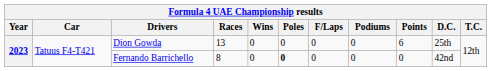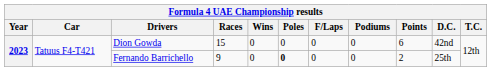(221, 42) 13 -> (221, 42) 15
(443, 42) 25th -> (444, 42) 42nd
(218, 58) 8 -> (218, 58) 9
(401, 58) 0 -> (401, 58) 2
(444, 58) 42nd -> (443, 58) 25th
